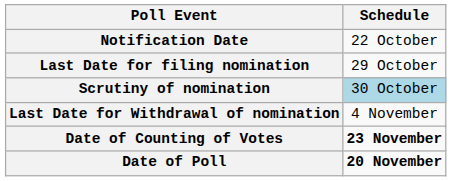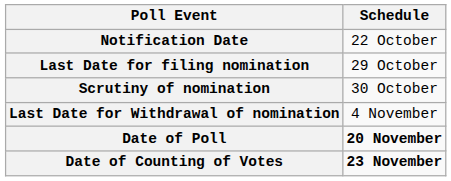(394, 90) lightblue background -> (394, 90) no background
rows swapped: (174, 163) <-> (174, 139)
